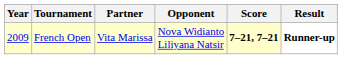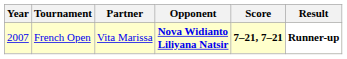(18, 38) 2009 -> (18, 38) 2007
(191, 38) normal -> (193, 38) bold
